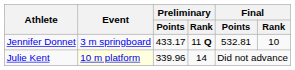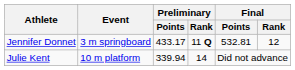(274, 43) 10 -> (274, 43) 12
(110, 58) lightyellow background -> (110, 58) no background
(171, 58) 339.96 -> (171, 58) 339.94
